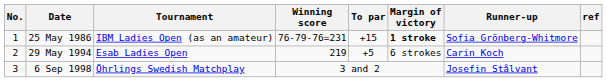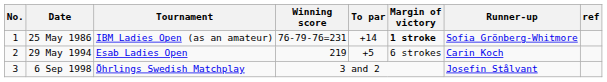(368, 39) +15 -> (368, 39) +14
